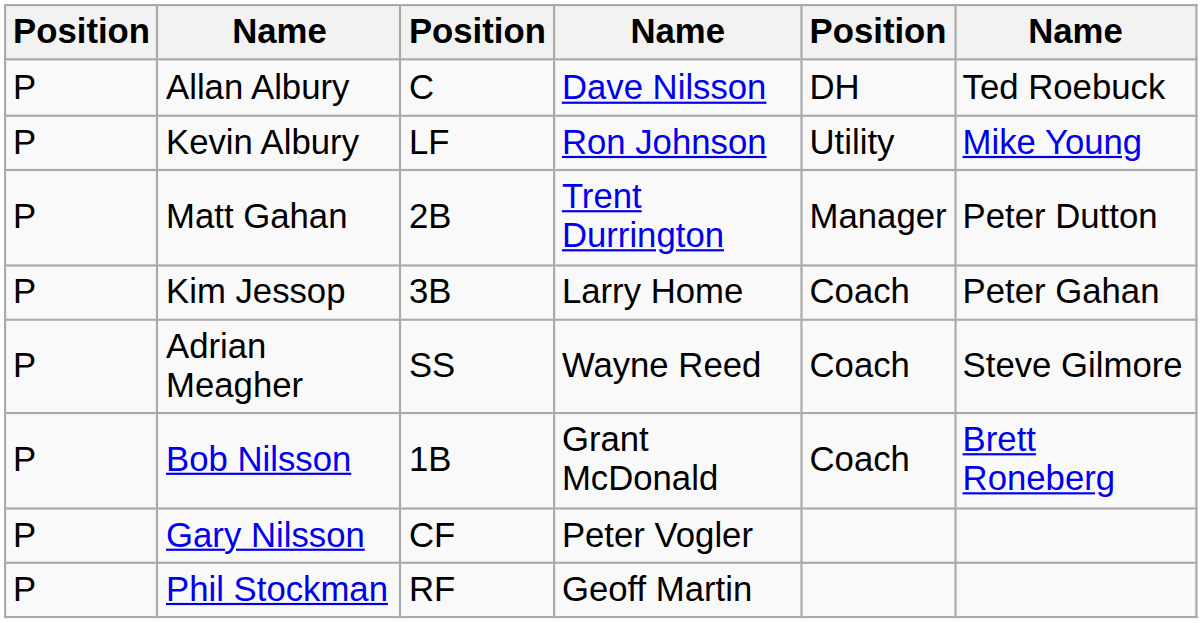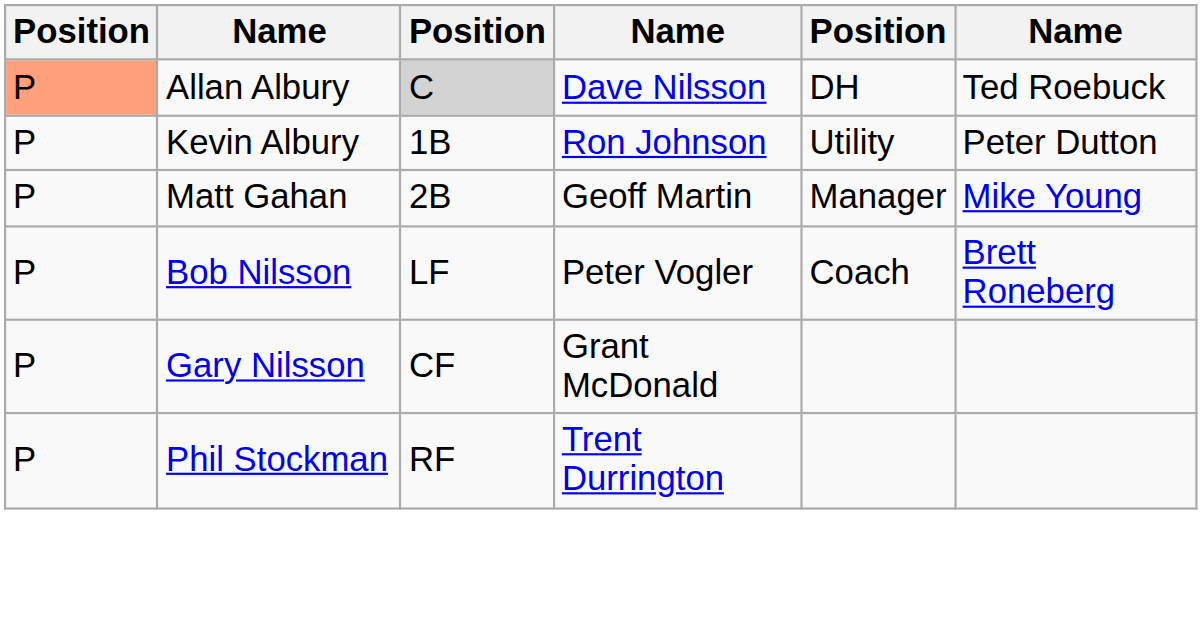(25, 87) no background -> (25, 87) lightsalmon background
(421, 87) no background -> (421, 87) lightgrey background
(429, 142) LF -> (430, 142) 1B
(1052, 142) Mike Young -> (1060, 142) Peter Dutton
(643, 216) Trent Durrington -> (657, 197) Geoff Martin
(1060, 216) Peter Dutton -> (1052, 197) Mike Young
- row: (256, 291)
- row: (235, 365)
(430, 460) 1B -> (429, 271) LF
(640, 460) Grant McDonald -> (657, 271) Peter Vogler
(657, 534) Peter Vogler -> (640, 365) Grant McDonald
(657, 589) Geoff Martin -> (643, 460) Trent Durrington
